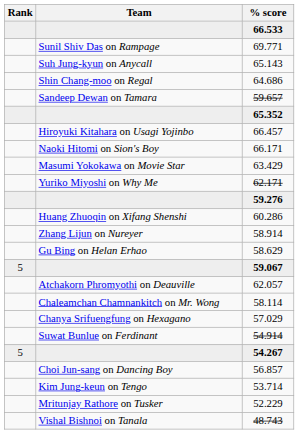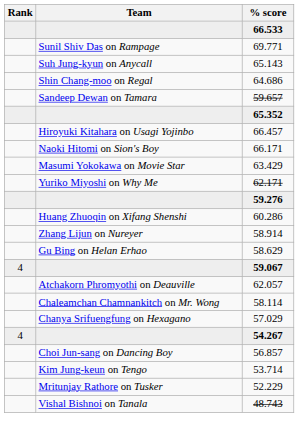(20, 268) 5 -> (20, 268) 4
- row: (268, 336)
(20, 353) 5 -> (20, 336) 4
